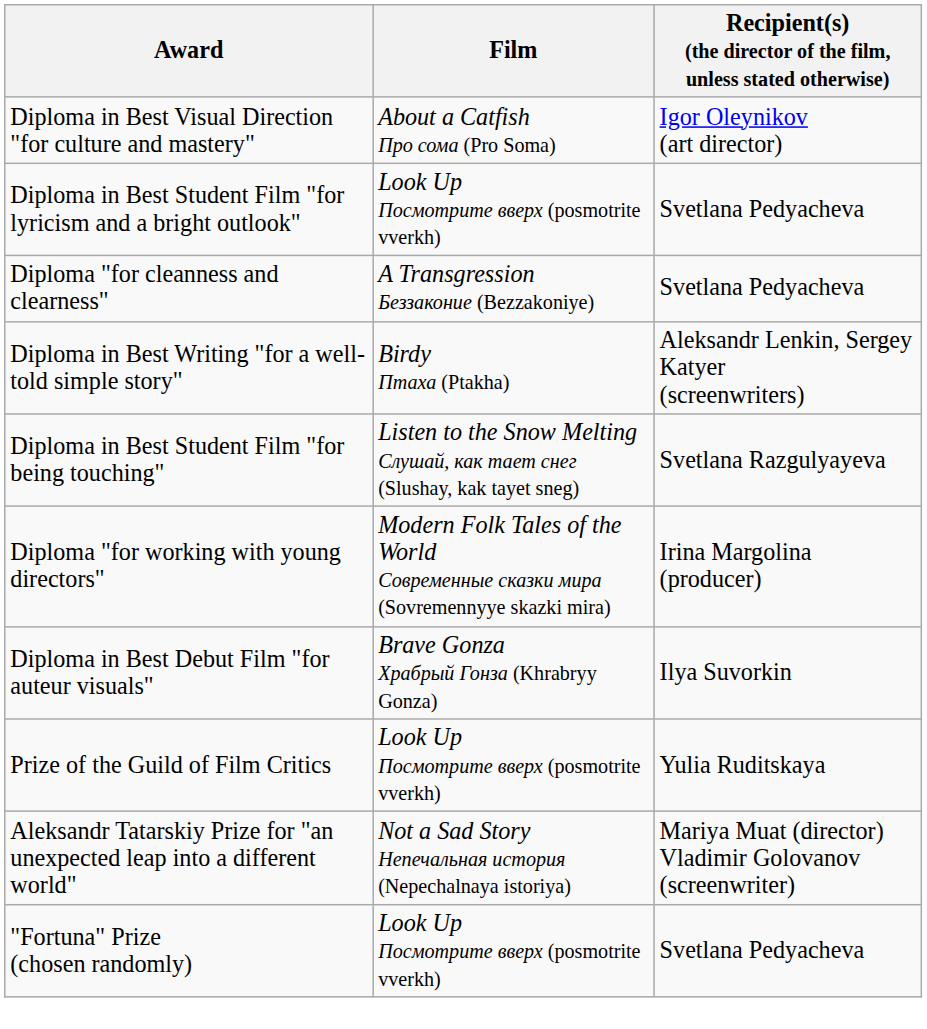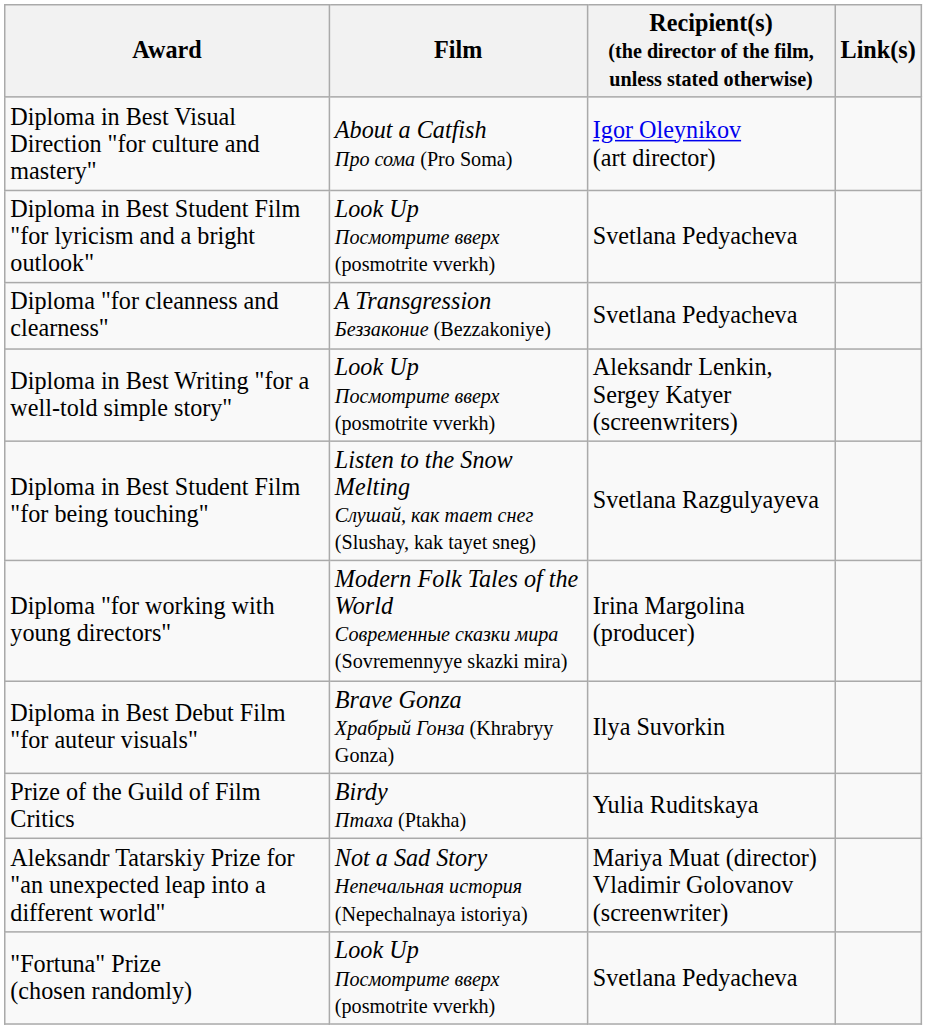+ column: (878, 50)
(444, 367) Birdy Птаха (Ptakha) -> (417, 394) Look Up Посмотрите вверх (posmotrite vverkh)
(509, 765) Look Up Посмотрите вверх (posmotrite vverkh) -> (401, 805) Birdy Птаха (Ptakha)
